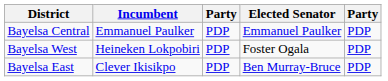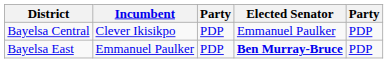(145, 31) Emmanuel Paulker -> (135, 31) Clever Ikisikpo
- row: (42, 49)
(135, 67) Clever Ikisikpo -> (145, 49) Emmanuel Paulker
(292, 67) normal -> (290, 49) bold
